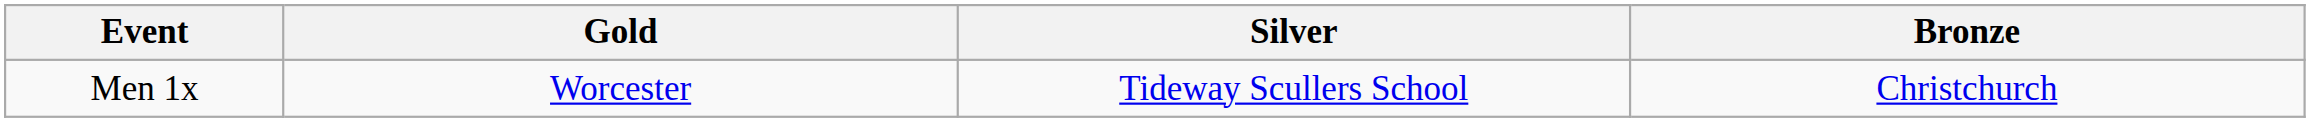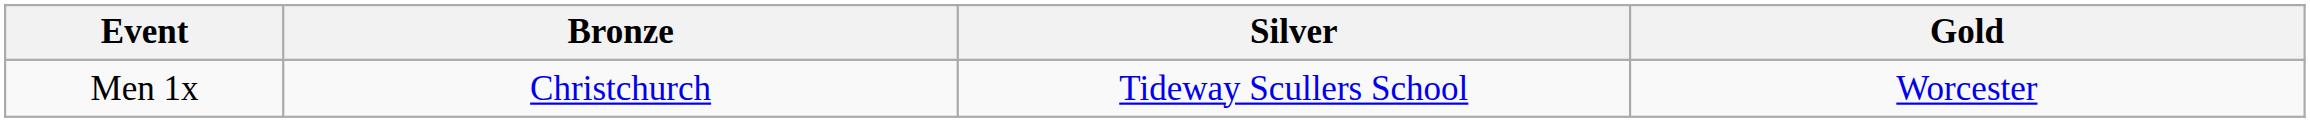columns swapped: (621, 32) <-> (1967, 32)
